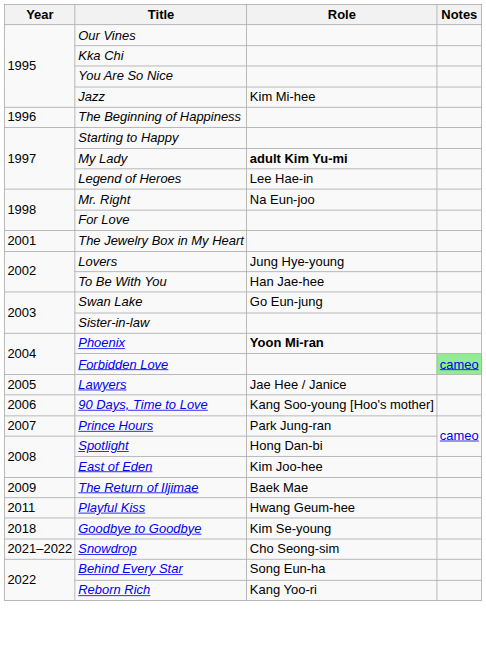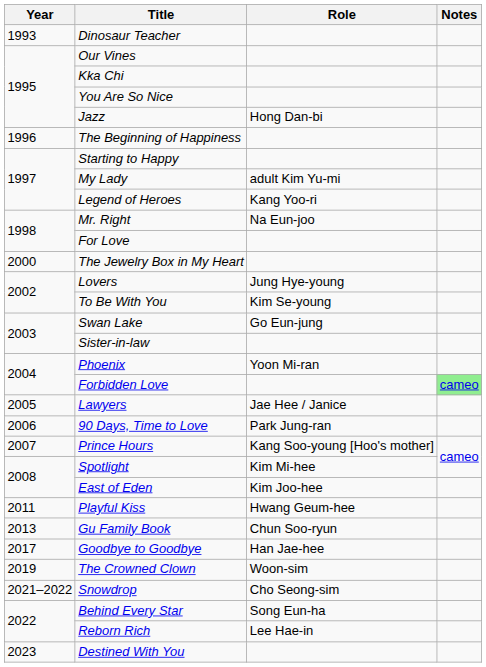+ row: (129, 35)
(283, 96) Kim Mi-hee -> (286, 117) Hong Dan-bi
(299, 158) bold -> (295, 179) normal
(282, 179) Lee Hae-in -> (283, 199) Kang Yoo-ri
(22, 240) 2001 -> (22, 261) 2000
(287, 281) Han Jae-hee -> (291, 302) Kim Se-young
(287, 343) bold -> (285, 364) normal
(342, 405) Kang Soo-young [Hoo's mother] -> (291, 425) Park Jung-ran
(291, 425) Park Jung-ran -> (342, 446) Kang Soo-young [Hoo's mother]
(286, 446) Hong Dan-bi -> (283, 466) Kim Mi-hee
- row: (138, 487)
+ row: (124, 528)
(22, 528) 2018 -> (22, 549) 2017
(291, 528) Kim Se-young -> (287, 549) Han Jae-hee
+ row: (137, 569)
(283, 590) Kang Yoo-ri -> (282, 631) Lee Hae-in
+ row: (131, 651)
